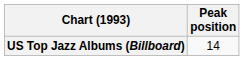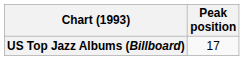(213, 45) 14 -> (213, 45) 17
